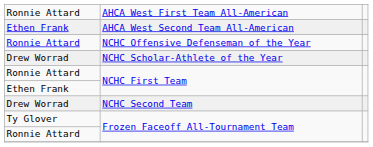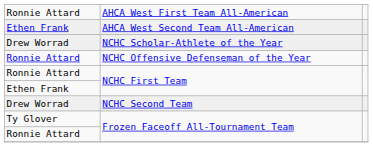rows swapped: (43, 42) <-> (38, 58)
